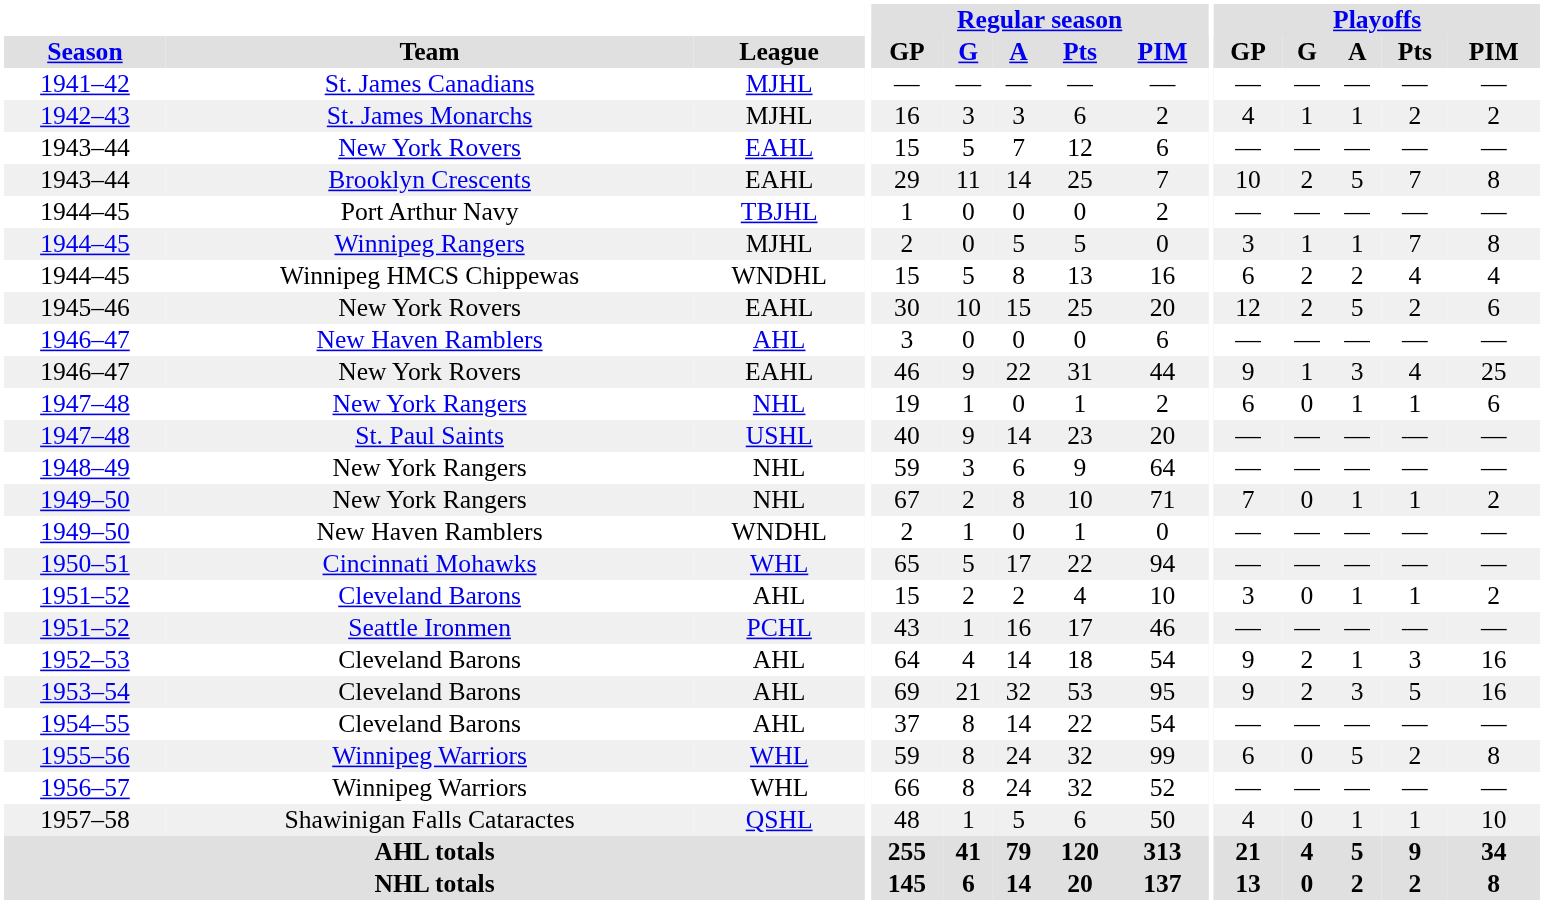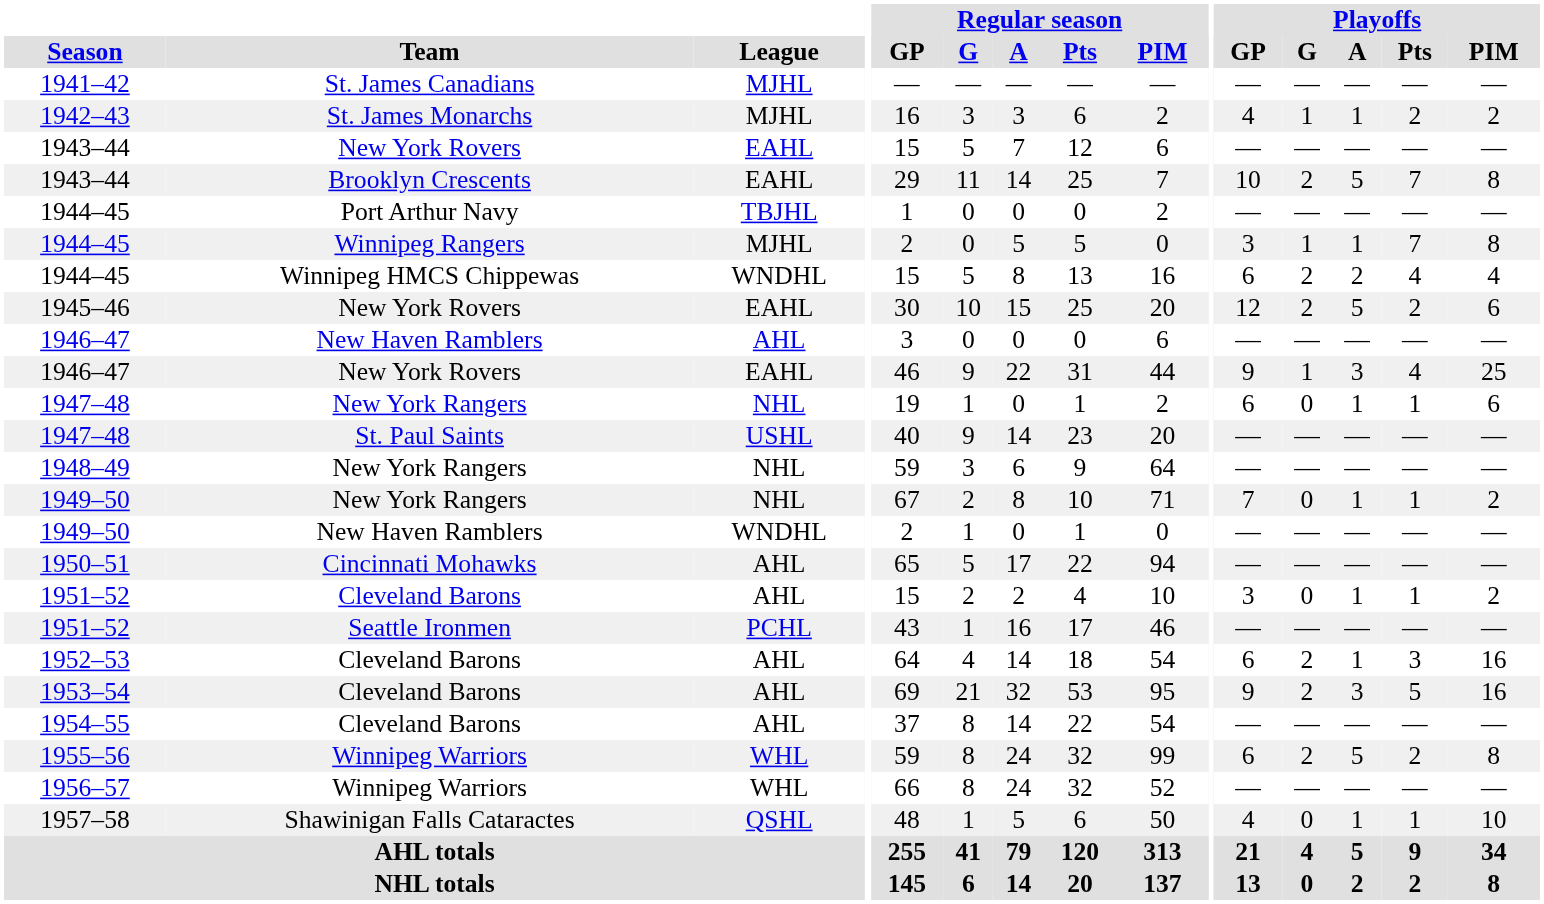(779, 563) WHL -> (779, 563) AHL
(1248, 659) 9 -> (1248, 659) 6
(1307, 755) 0 -> (1307, 755) 2
